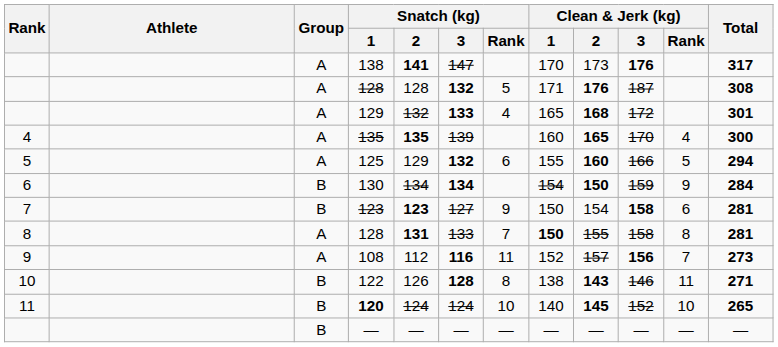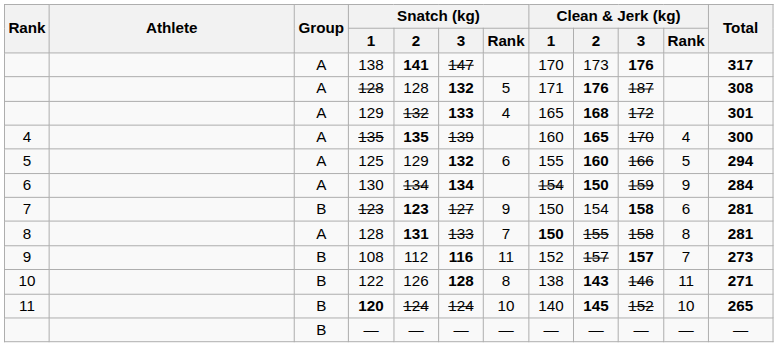(321, 185) B -> (321, 185) A
(321, 257) A -> (321, 257) B
(641, 257) 156 -> (641, 257) 157
